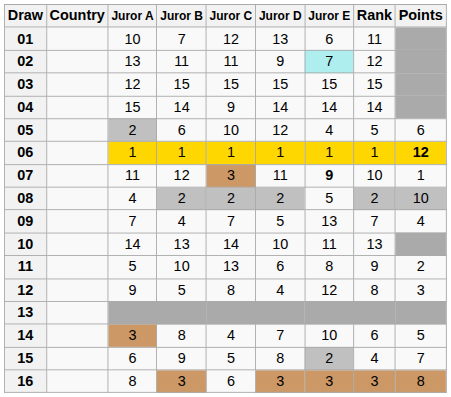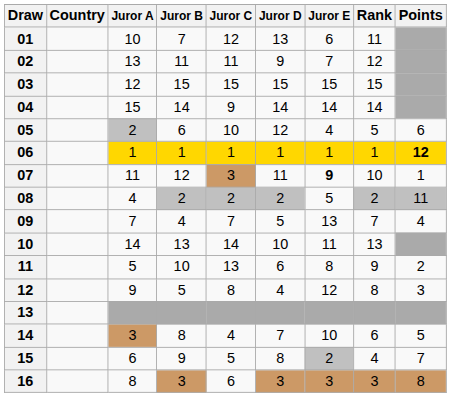(329, 61) paleturquoise background -> (329, 61) no background
(421, 198) 10 -> (421, 198) 11
